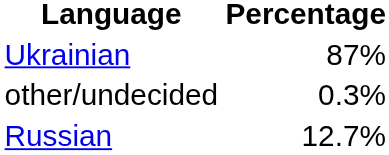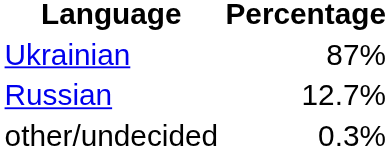rows swapped: (58, 136) <-> (111, 95)
